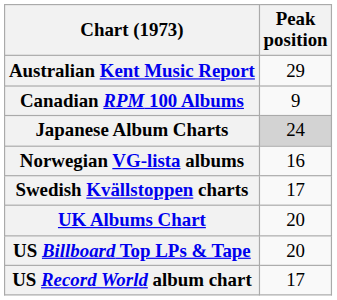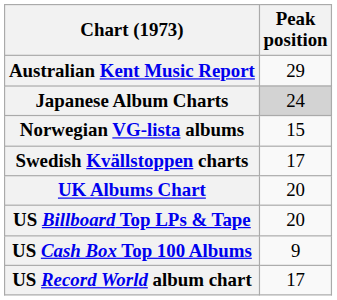- row: (132, 100)
(296, 160) 16 -> (296, 130) 15
+ row: (132, 250)
